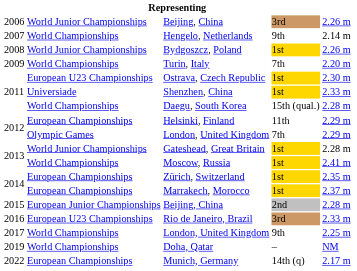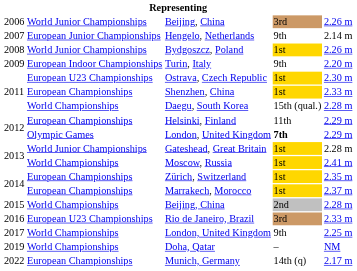(73, 36) World Championships -> (94, 36) European Junior Championships
(73, 64) World Championships -> (95, 64) European Indoor Championships
(278, 64) 7th -> (280, 64) 9th
(52, 92) Universiade -> (80, 92) European Championships
(278, 134) normal -> (281, 134) bold
(94, 204) European Junior Championships -> (73, 204) World Championships
